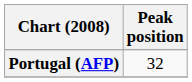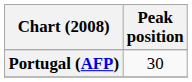(155, 63) 32 -> (155, 63) 30
